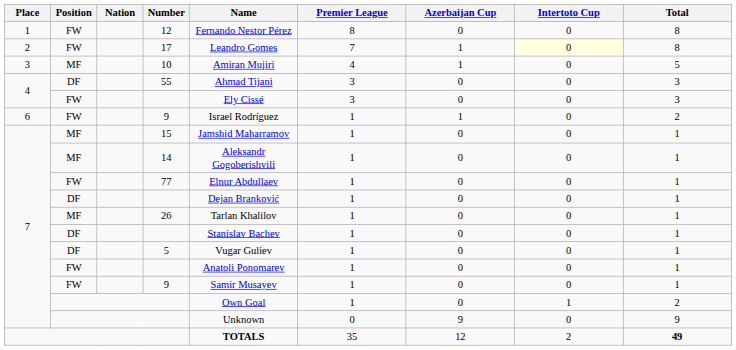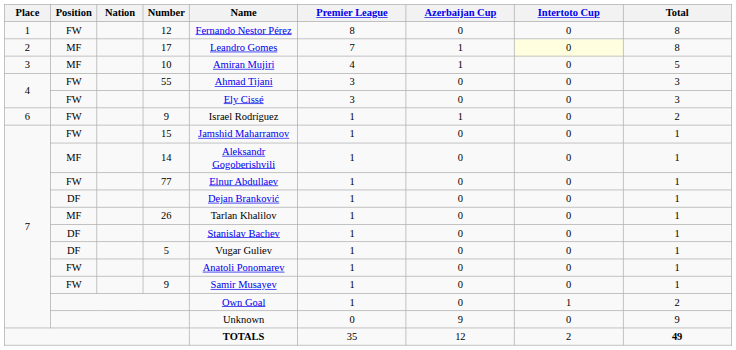(74, 47) FW -> (74, 47) MF
(74, 82) DF -> (74, 82) FW
(74, 134) MF -> (74, 134) FW
